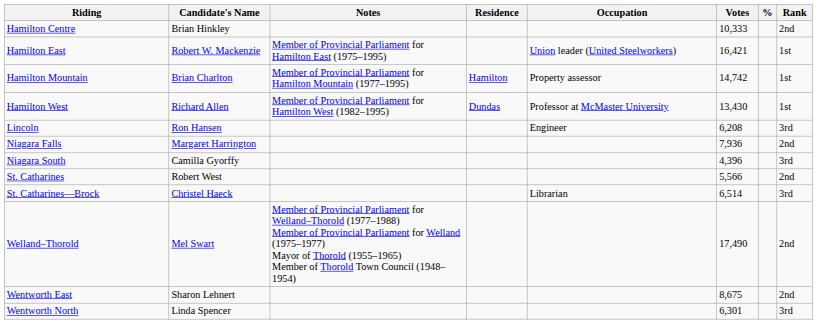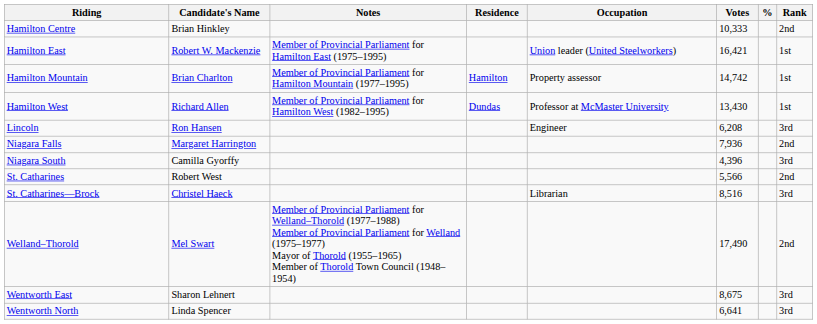(731, 193) 6,514 -> (731, 193) 8,516
(787, 294) 2nd -> (786, 294) 3rd
(731, 311) 6,301 -> (731, 311) 6,641
